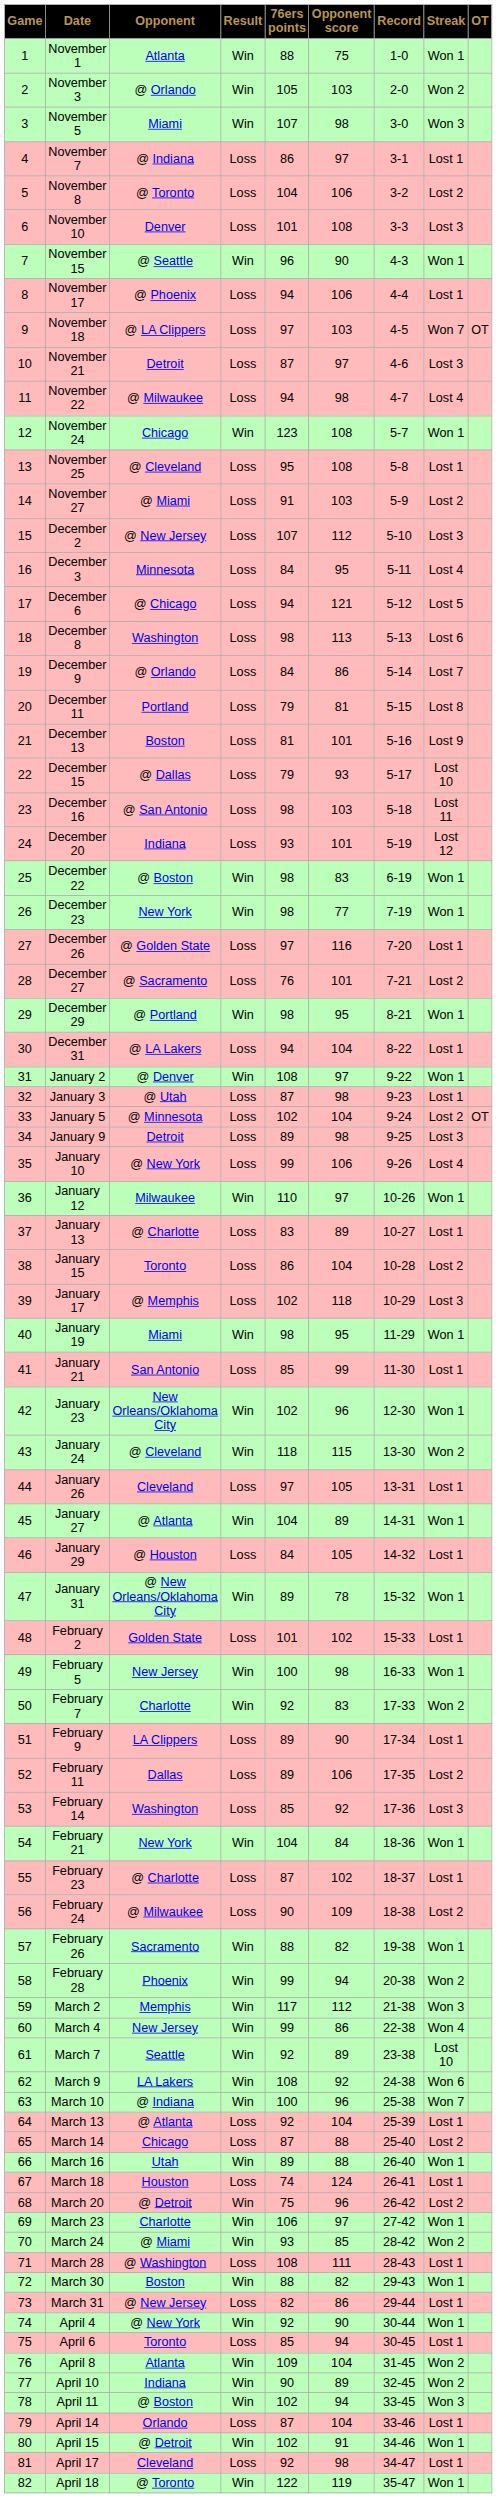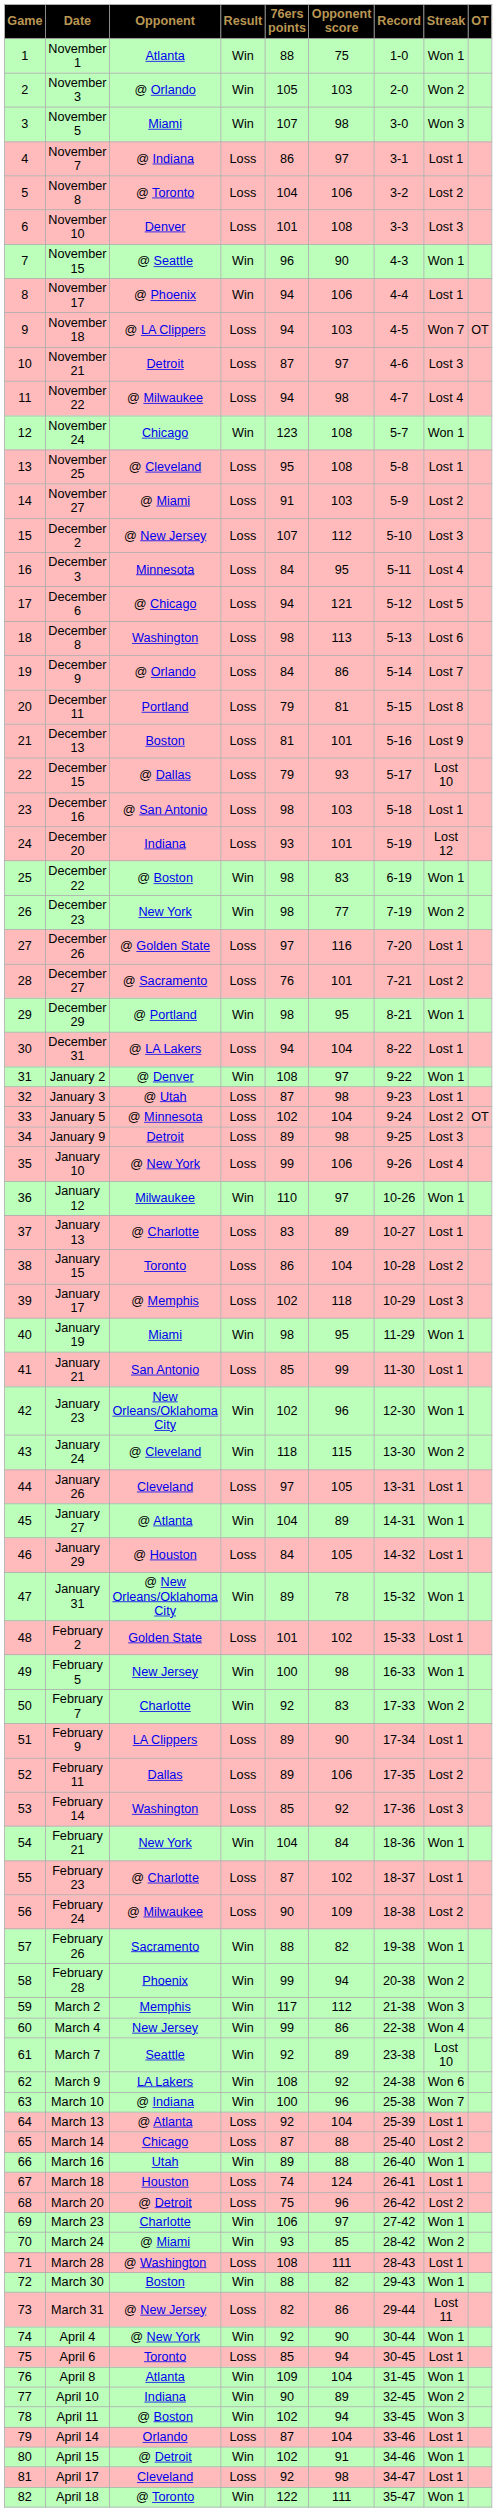(243, 295) Loss -> (243, 295) Win
(287, 330) 97 -> (287, 330) 94
(446, 809) Lost 11 -> (446, 809) Lost 1
(446, 912) Won 1 -> (446, 912) Won 2
(243, 2202) Win -> (243, 2202) Loss
(446, 2302) Lost 1 -> (446, 2309) Lost 11
(446, 2362) Won 2 -> (446, 2377) Won 1
(342, 2483) 119 -> (342, 2497) 111
